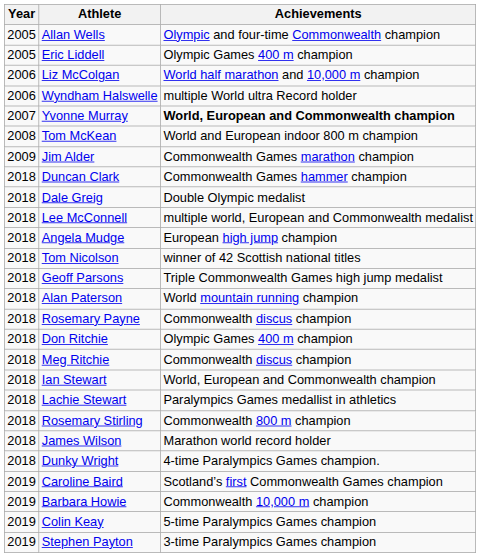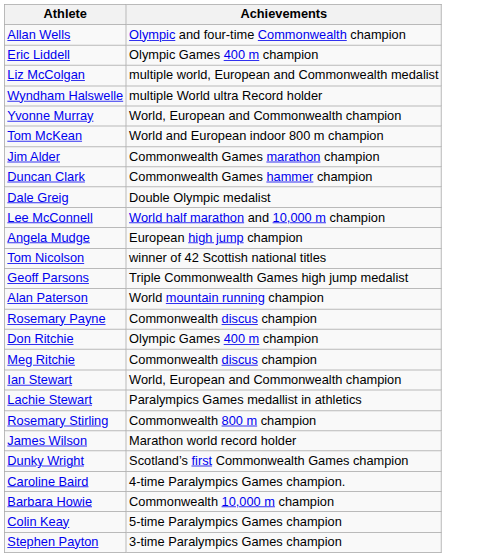- column: (22, 14)
(291, 75) World half marathon and 10,000 m champion -> (284, 75) multiple world, European and Commonwealth medalist
(309, 116) bold -> (265, 116) normal
(318, 217) multiple world, European and Commonwealth medalist -> (257, 217) World half marathon and 10,000 m champion
(272, 461) 4-time Paralympics Games champion. -> (269, 461) Scotland’s first Commonwealth Games champion
(303, 481) Scotland’s first Commonwealth Games champion -> (237, 481) 4-time Paralympics Games champion.
